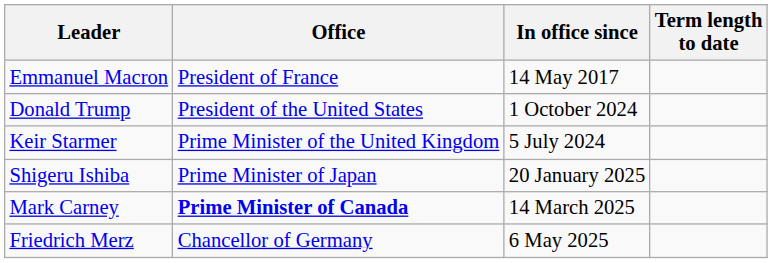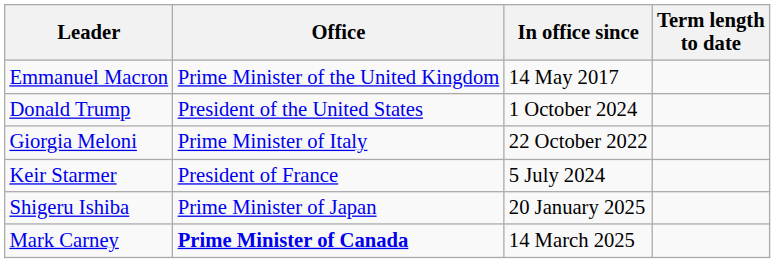(258, 76) President of France -> (338, 76) Prime Minister of the United Kingdom
+ row: (73, 142)
(338, 142) Prime Minister of the United Kingdom -> (258, 175) President of France
- row: (72, 240)
